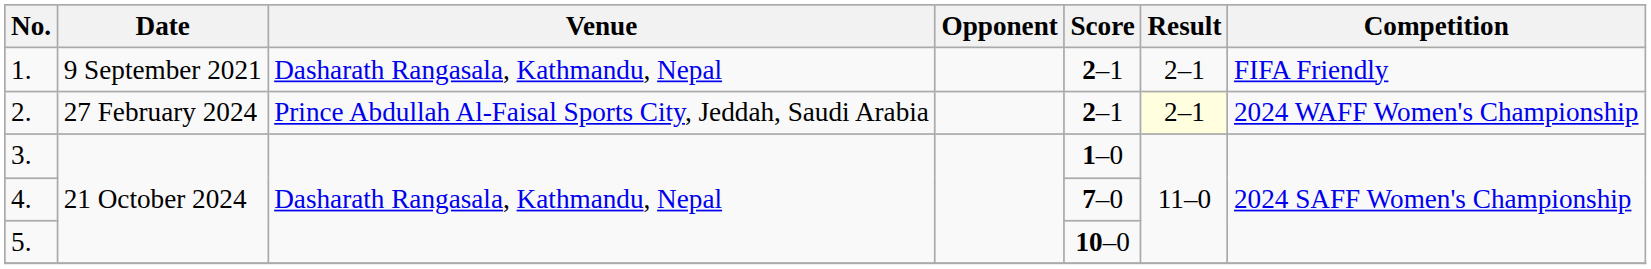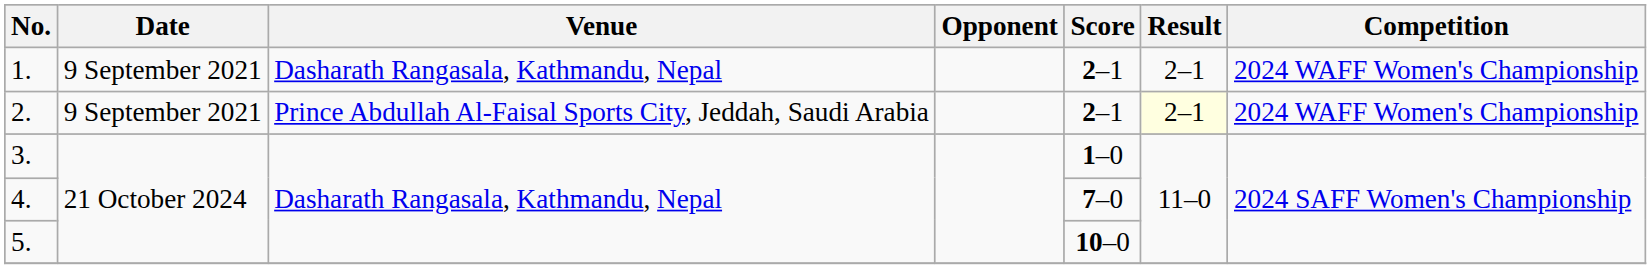(1311, 69) FIFA Friendly -> (1436, 69) 2024 WAFF Women's Championship
(160, 112) 27 February 2024 -> (163, 112) 9 September 2021
